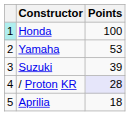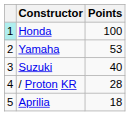(116, 67) 39 -> (116, 67) 40
(116, 85) lavender background -> (116, 85) no background
